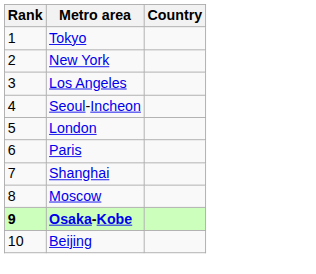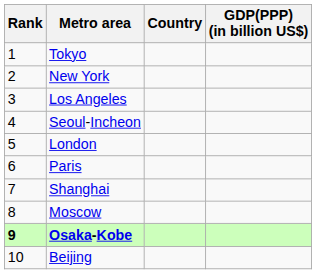+ column: (258, 23)
